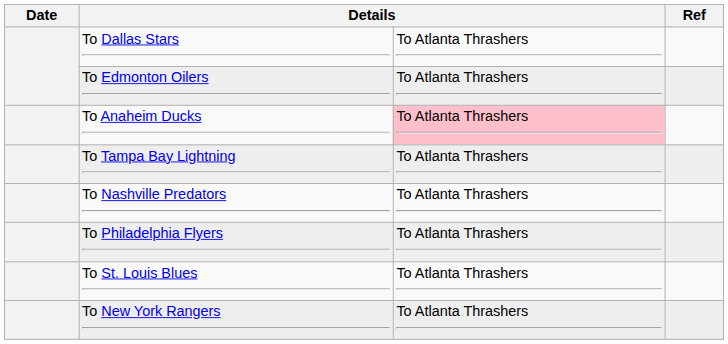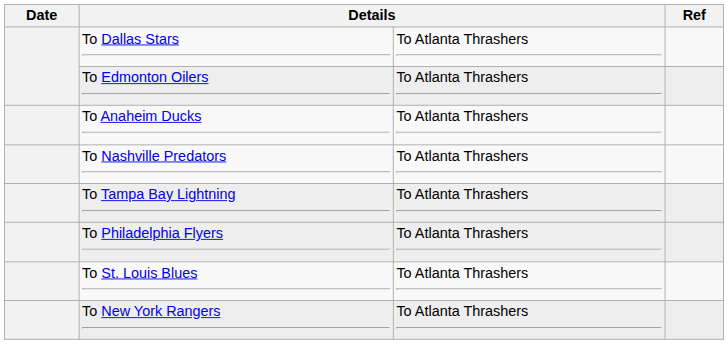(529, 121) pink background -> (529, 121) no background
rows swapped: (236, 160) <-> (236, 199)
